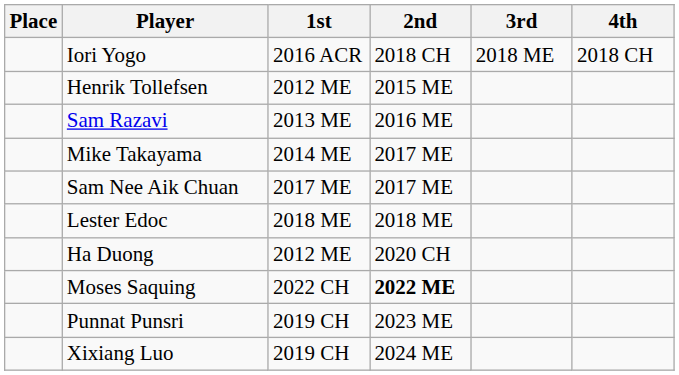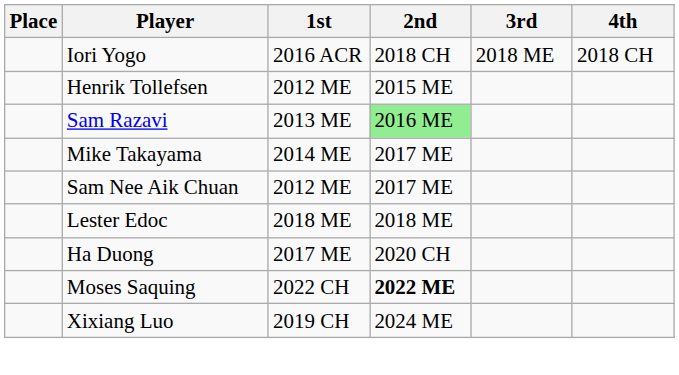(414, 120) no background -> (414, 120) lightgreen background
(312, 187) 2017 ME -> (312, 187) 2012 ME
(312, 253) 2012 ME -> (312, 253) 2017 ME
- row: (125, 320)
